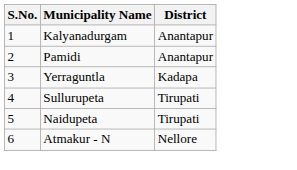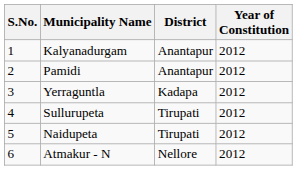+ column: (254, 22)
